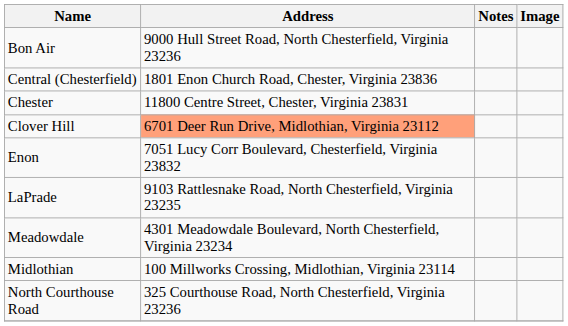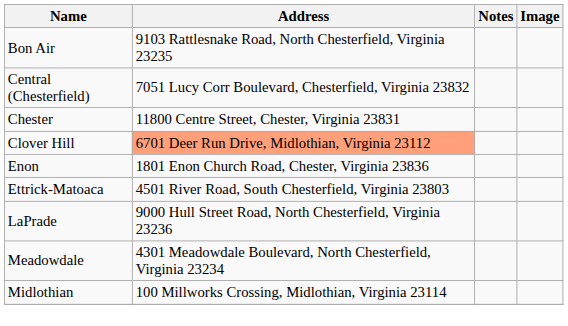(296, 47) 9000 Hull Street Road, North Chesterfield, Virginia 23236 -> (290, 47) 9103 Rattlesnake Road, North Chesterfield, Virginia 23235
(291, 79) 1801 Enon Church Road, Chester, Virginia 23836 -> (303, 87) 7051 Lucy Corr Boulevard, Chesterfield, Virginia 23832
(291, 157) 7051 Lucy Corr Boulevard, Chesterfield, Virginia 23832 -> (282, 166) 1801 Enon Church Road, Chester, Virginia 23836
+ row: (56, 189)
(298, 197) 9103 Rattlesnake Road, North Chesterfield, Virginia 23235 -> (288, 220) 9000 Hull Street Road, North Chesterfield, Virginia 23236
- row: (61, 300)
